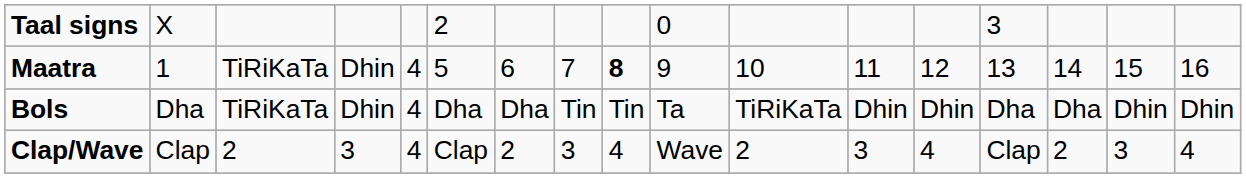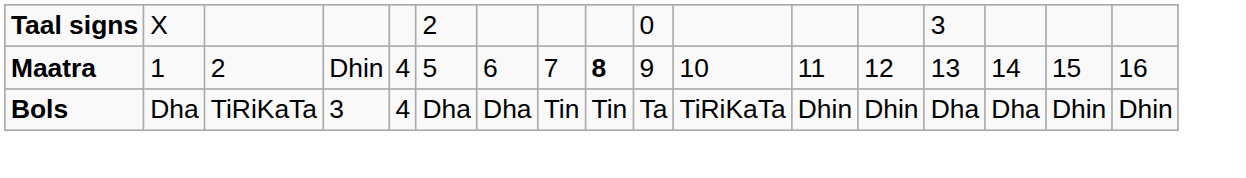(275, 67) TiRiKaTa -> (218, 67) 2
(368, 109) Dhin -> (336, 109) 3
- row: (77, 151)
